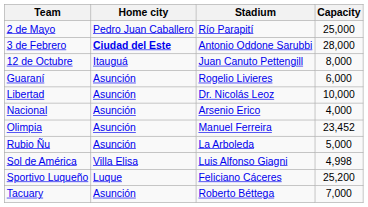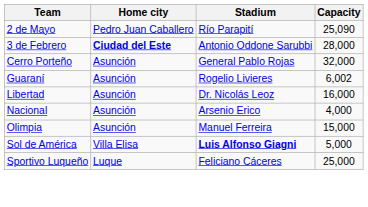(339, 29) 25,000 -> (339, 29) 25,090
- row: (40, 62)
+ row: (39, 62)
(339, 78) 6,000 -> (339, 78) 6,002
(339, 95) 10,000 -> (339, 95) 16,000
(339, 128) 23,452 -> (339, 128) 15,000
- row: (28, 144)
(243, 161) normal -> (247, 144) bold
(339, 161) 4,998 -> (339, 144) 5,000
(339, 177) 25,200 -> (339, 161) 25,000
- row: (25, 194)
